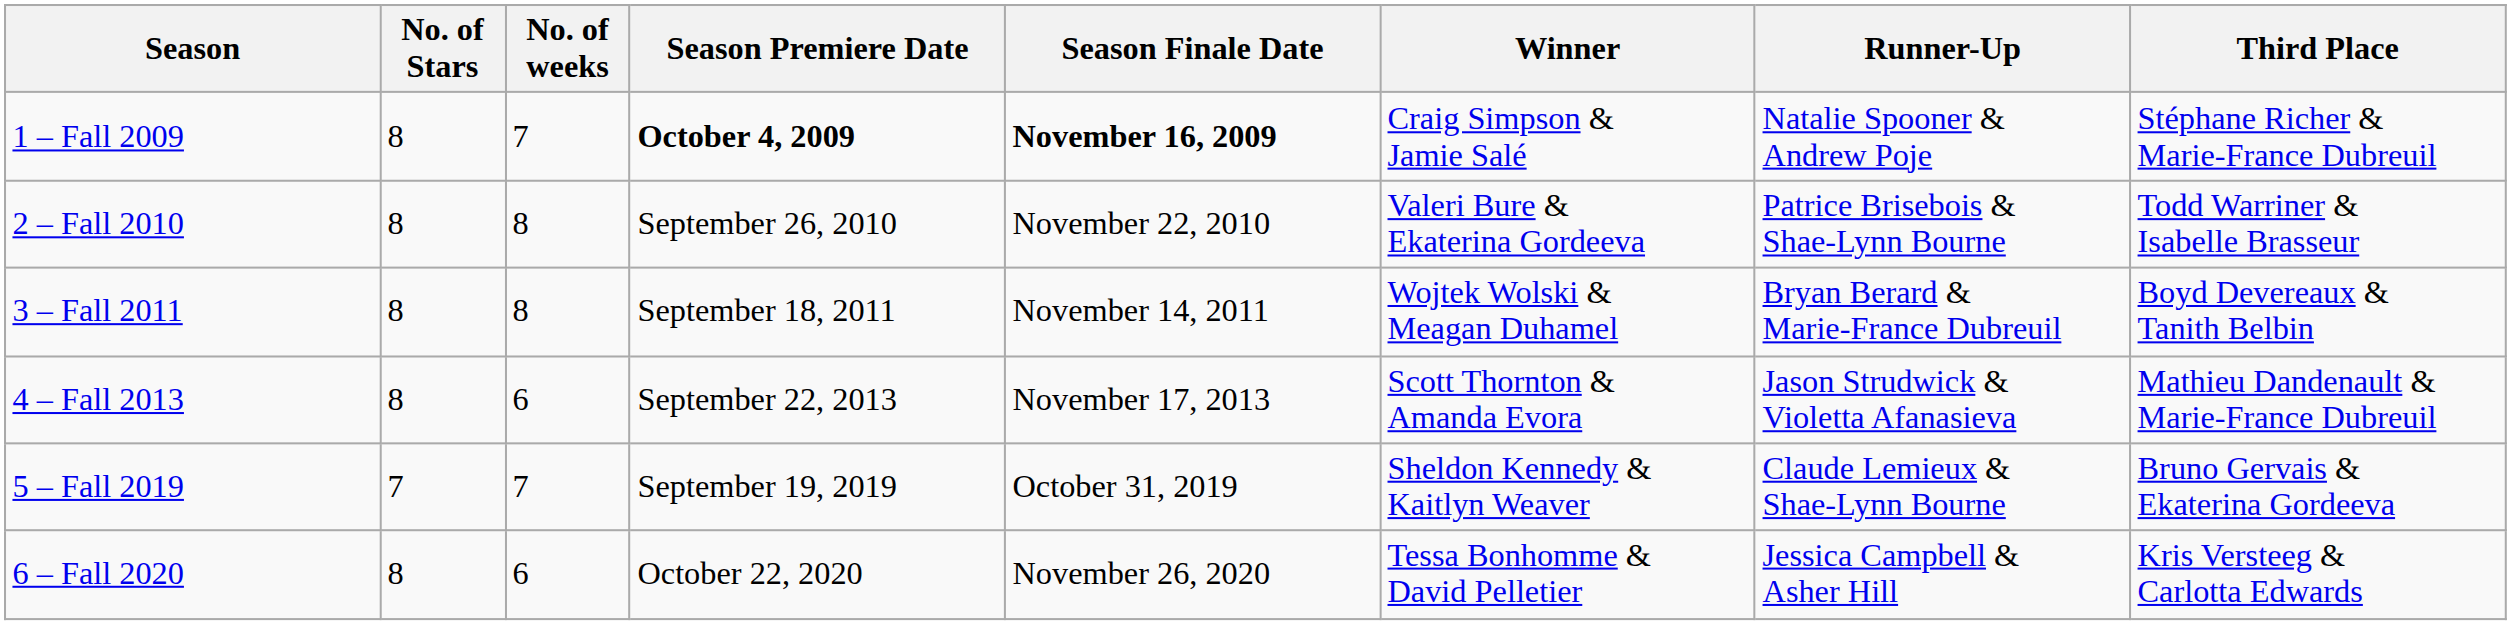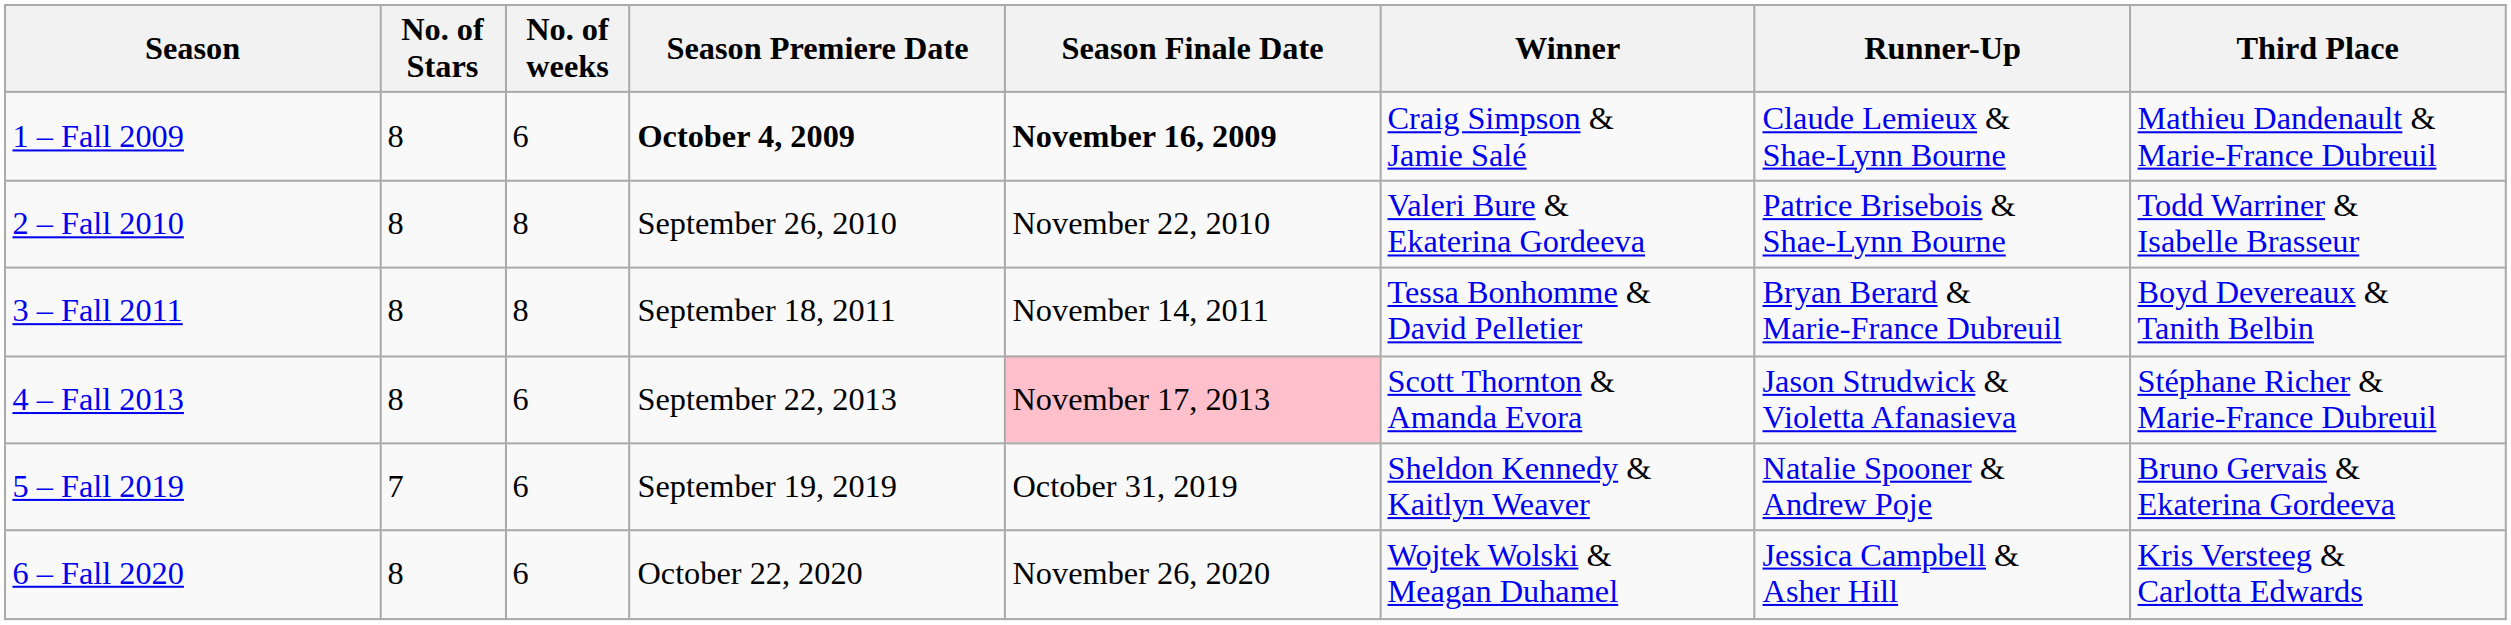(521, 135) 7 -> (521, 135) 6
(1884, 135) Natalie Spooner & Andrew Poje -> (1886, 135) Claude Lemieux & Shae-Lynn Bourne
(2287, 135) Stéphane Richer & Marie-France Dubreuil -> (2287, 135) Mathieu Dandenault & Marie-France Dubreuil
(1503, 311) Wojtek Wolski & Meagan Duhamel -> (1519, 311) Tessa Bonhomme & David Pelletier
(1141, 398) no background -> (1141, 398) pink background
(2287, 398) Mathieu Dandenault & Marie-France Dubreuil -> (2287, 398) Stéphane Richer & Marie-France Dubreuil
(521, 486) 7 -> (521, 486) 6
(1886, 486) Claude Lemieux & Shae-Lynn Bourne -> (1884, 486) Natalie Spooner & Andrew Poje
(1519, 574) Tessa Bonhomme & David Pelletier -> (1503, 574) Wojtek Wolski & Meagan Duhamel
